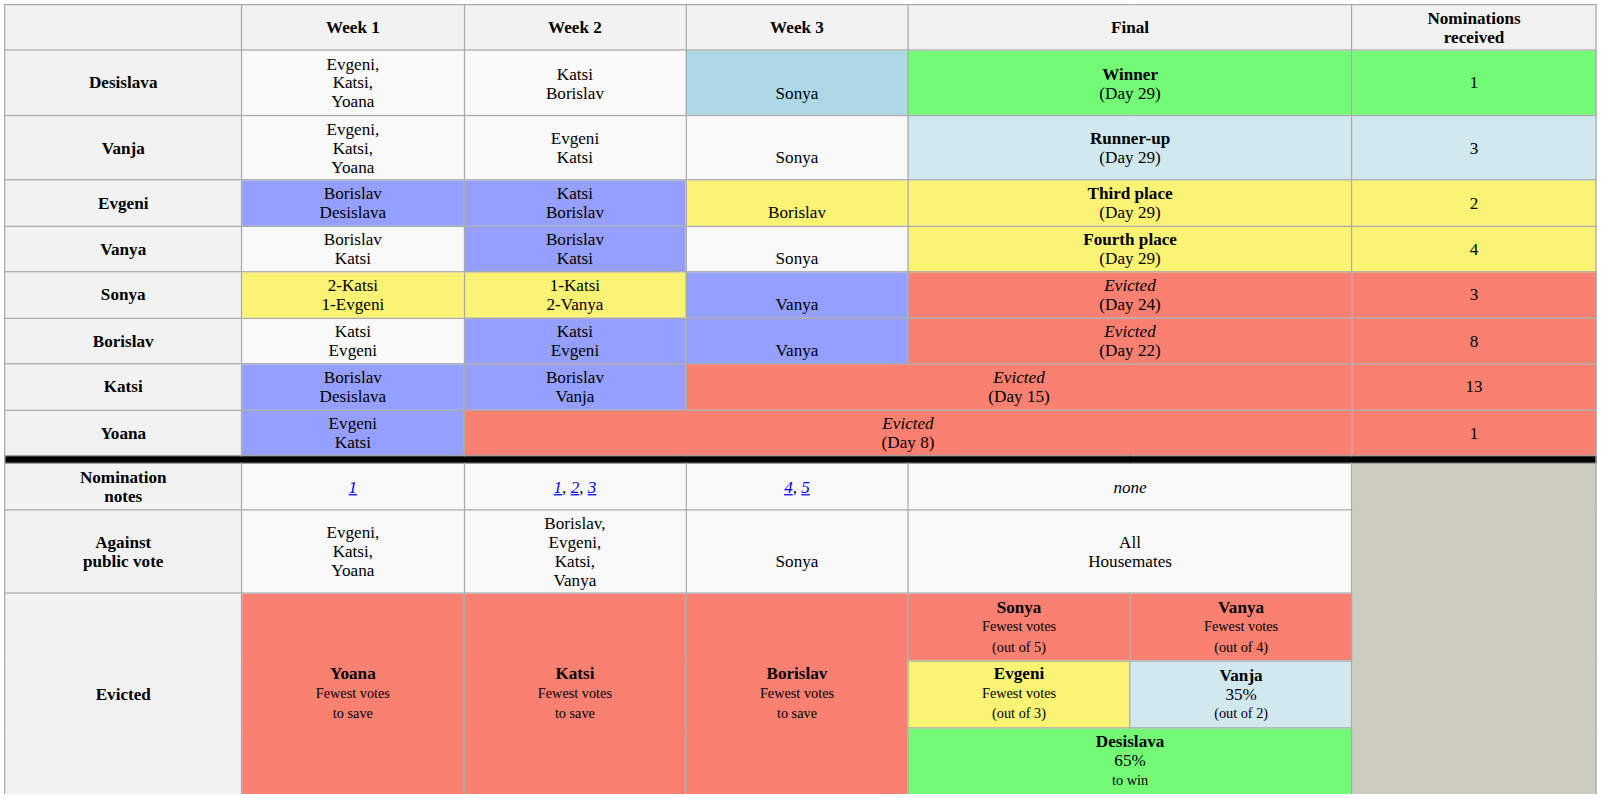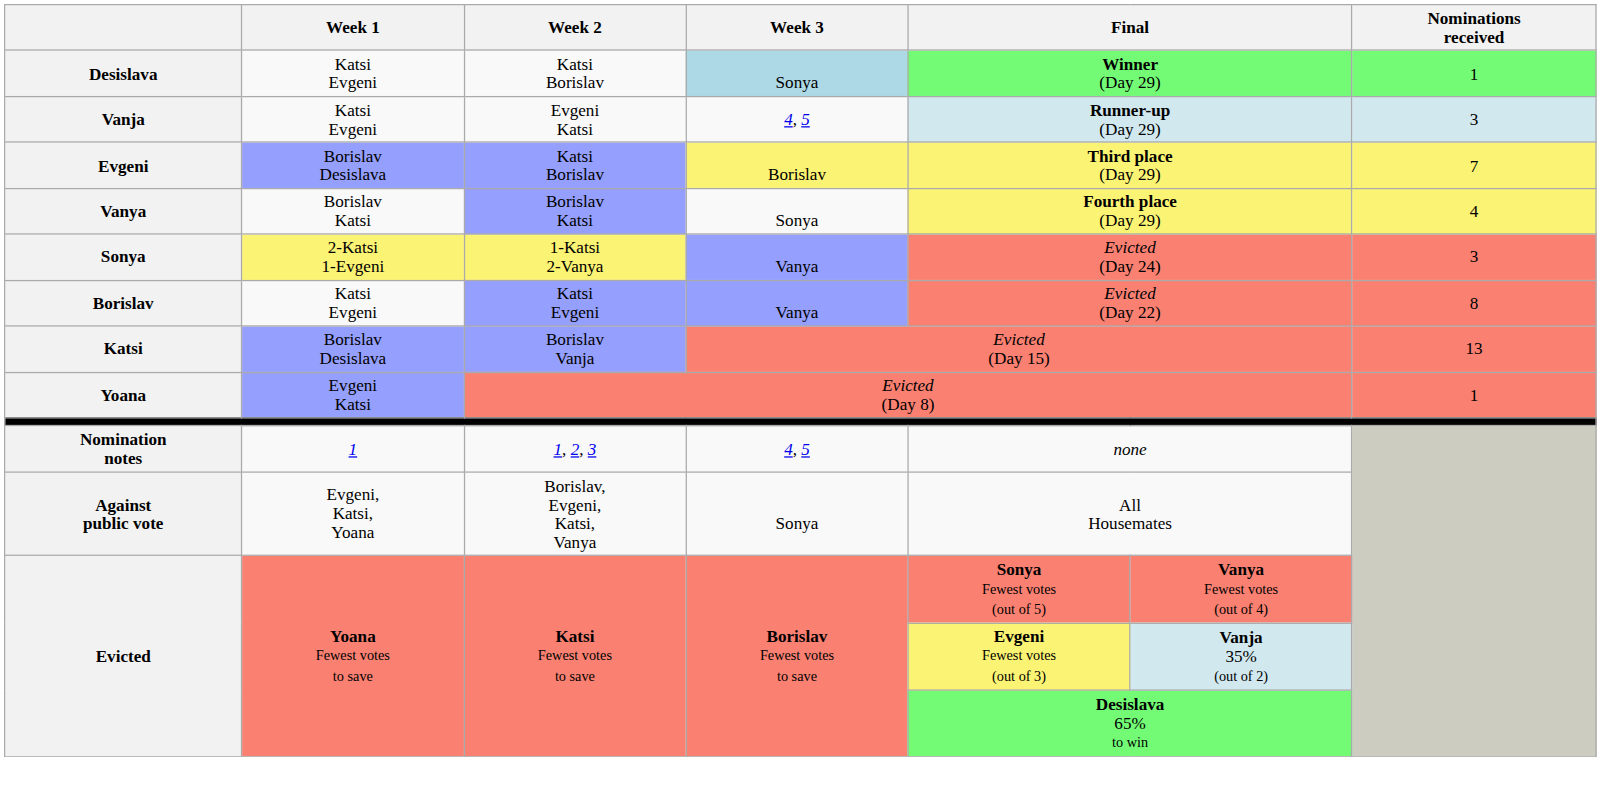(353, 83) Evgeni, Katsi, Yoana -> (353, 73) Katsi Evgeni
(353, 147) Evgeni, Katsi, Yoana -> (353, 119) Katsi Evgeni
(797, 157) Sonya -> (797, 119) 4, 5
(1474, 203) 2 -> (1474, 165) 7
